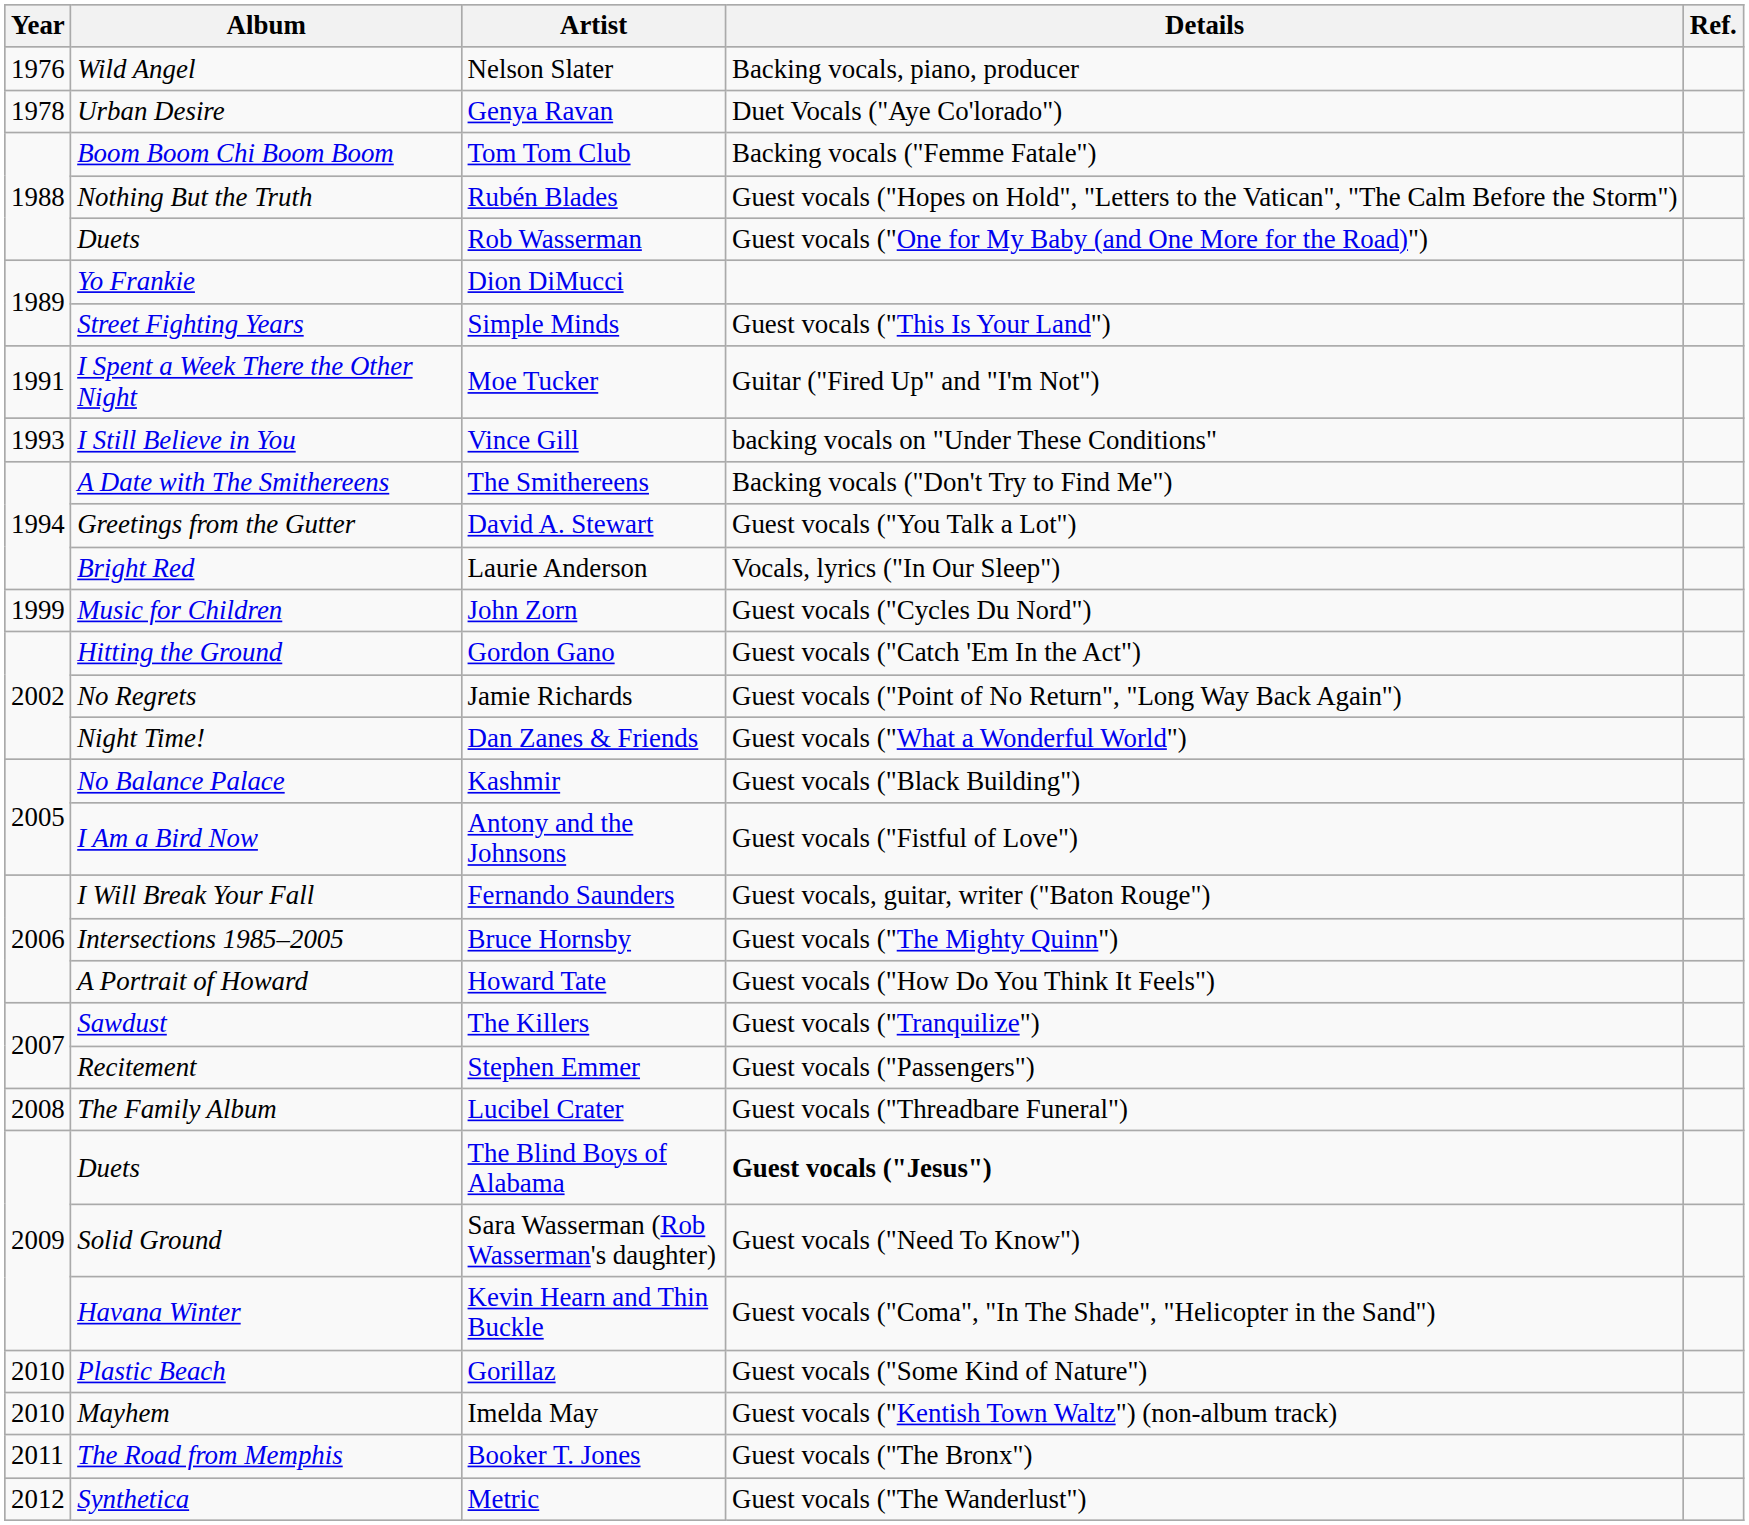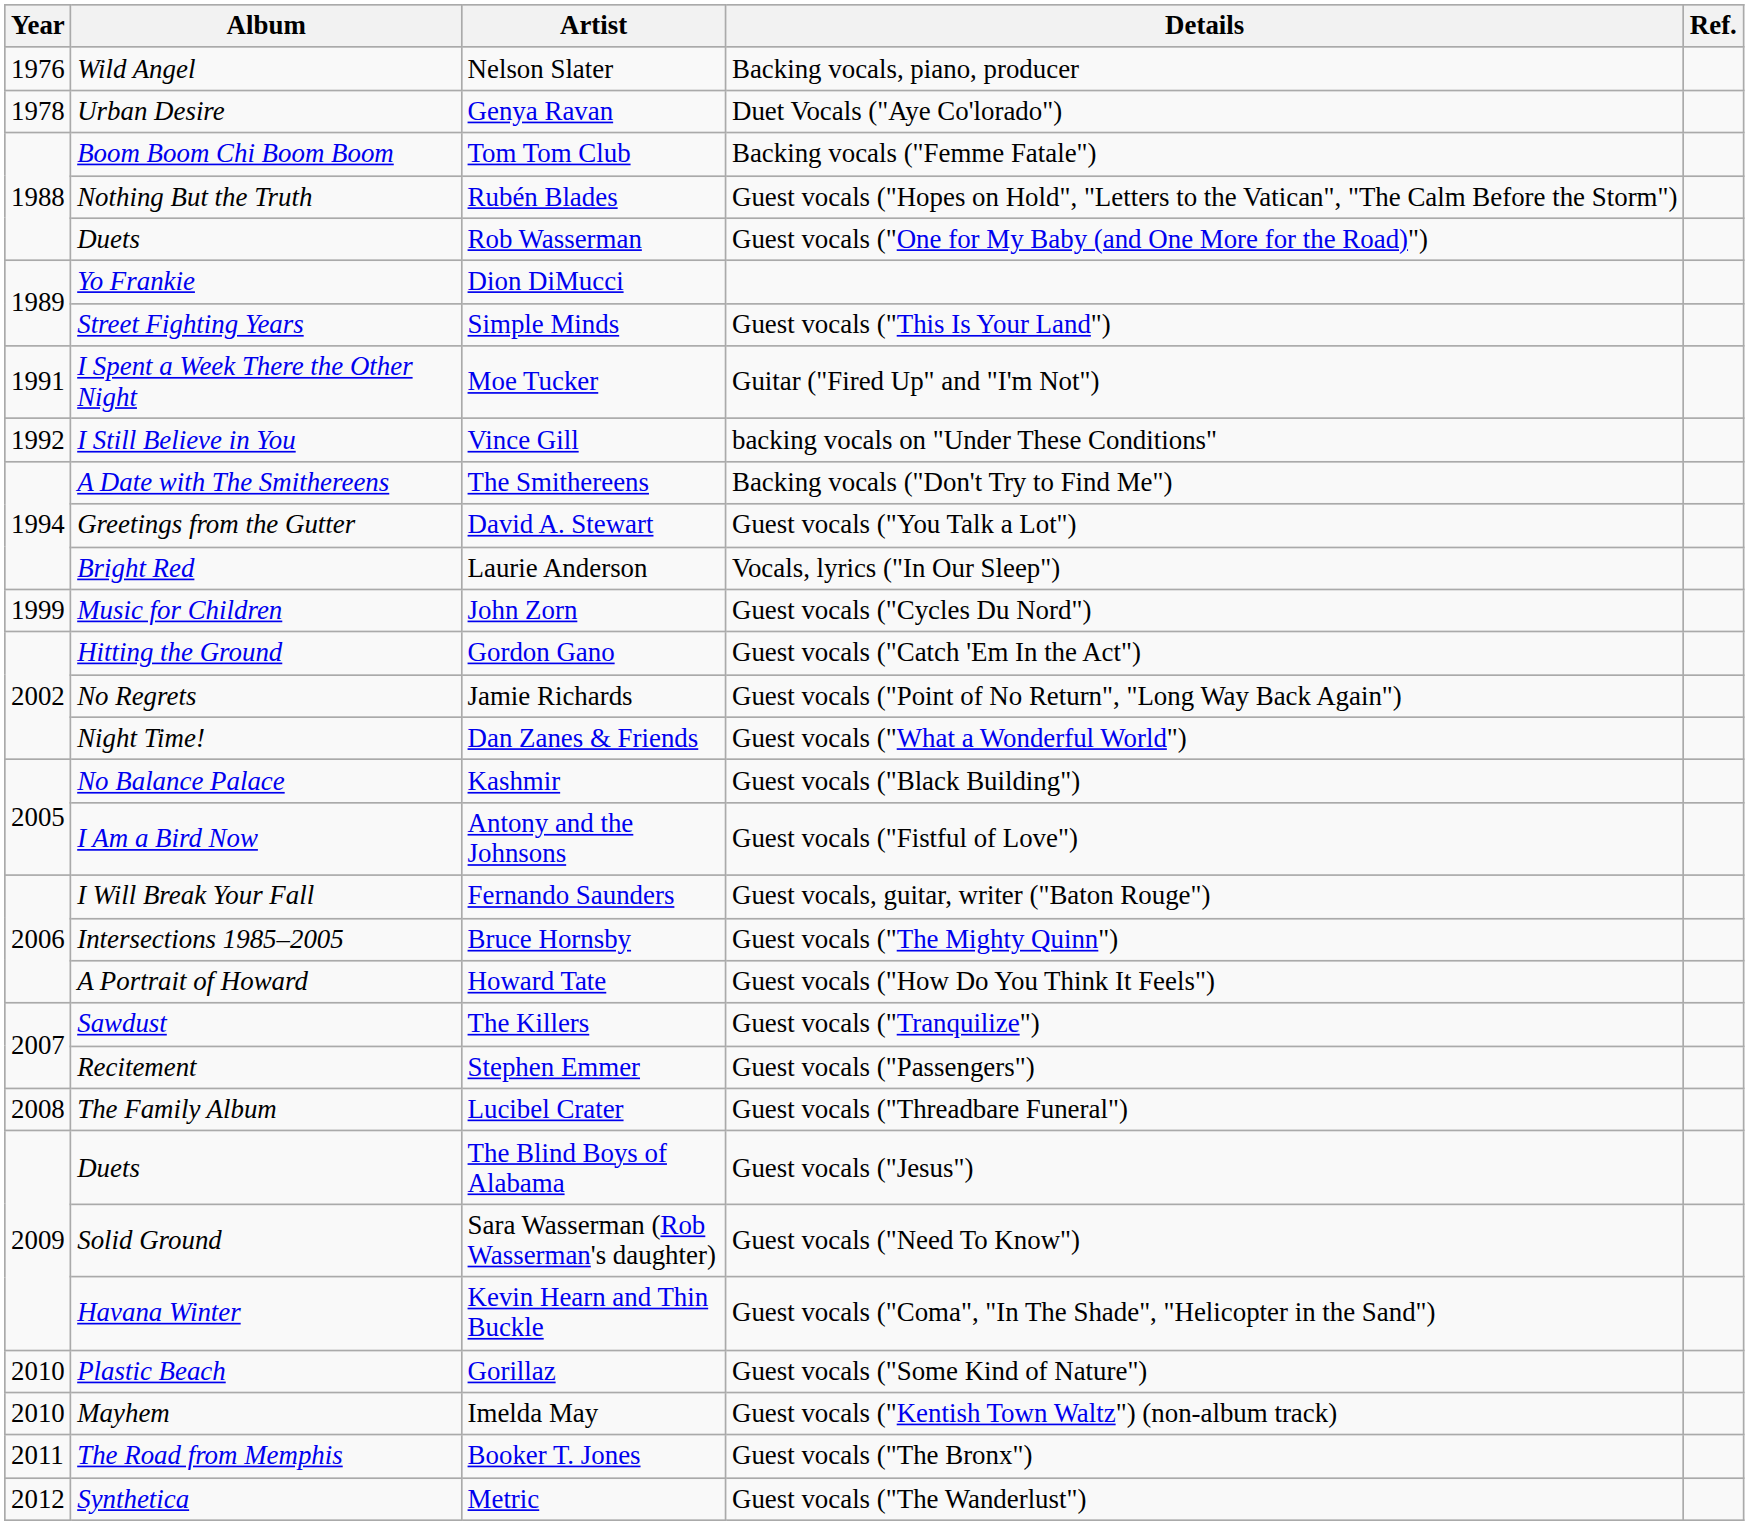(38, 439) 1993 -> (38, 439) 1992
(862, 1167) bold -> (853, 1167) normal
